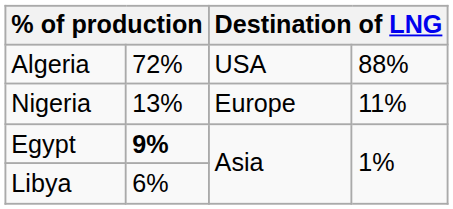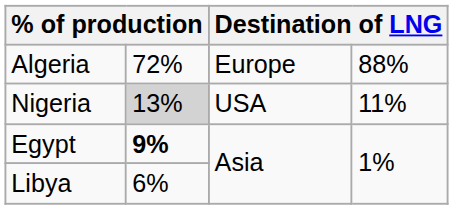(240, 65) USA -> (255, 65) Europe
(158, 104) no background -> (158, 104) lightgrey background
(255, 104) Europe -> (240, 104) USA
